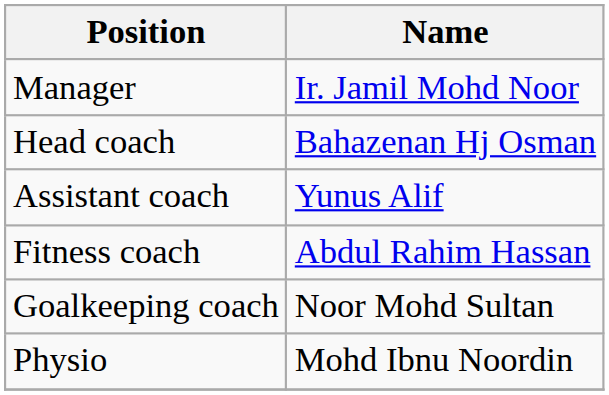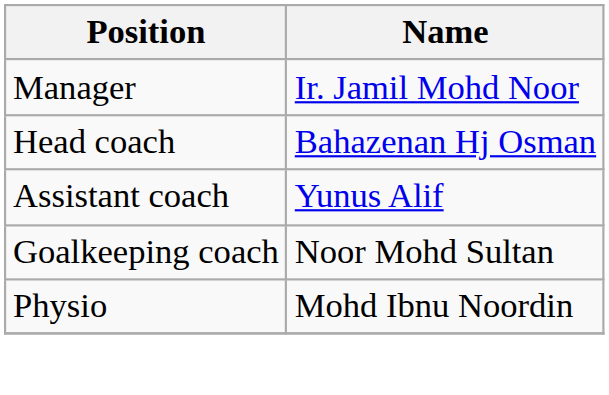- row: (107, 251)
